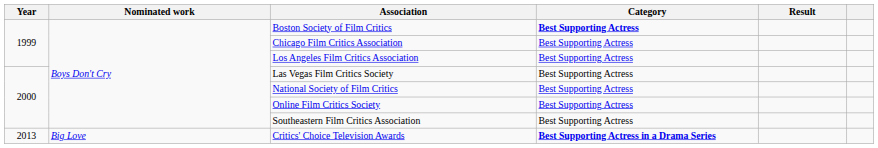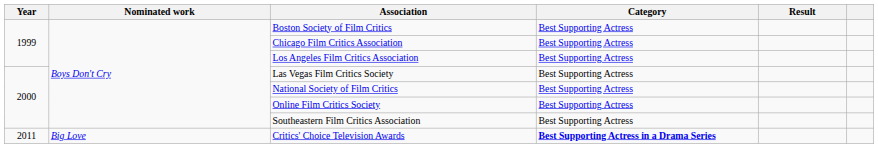(589, 27) bold -> (586, 27) normal
(26, 136) 2013 -> (26, 136) 2011
